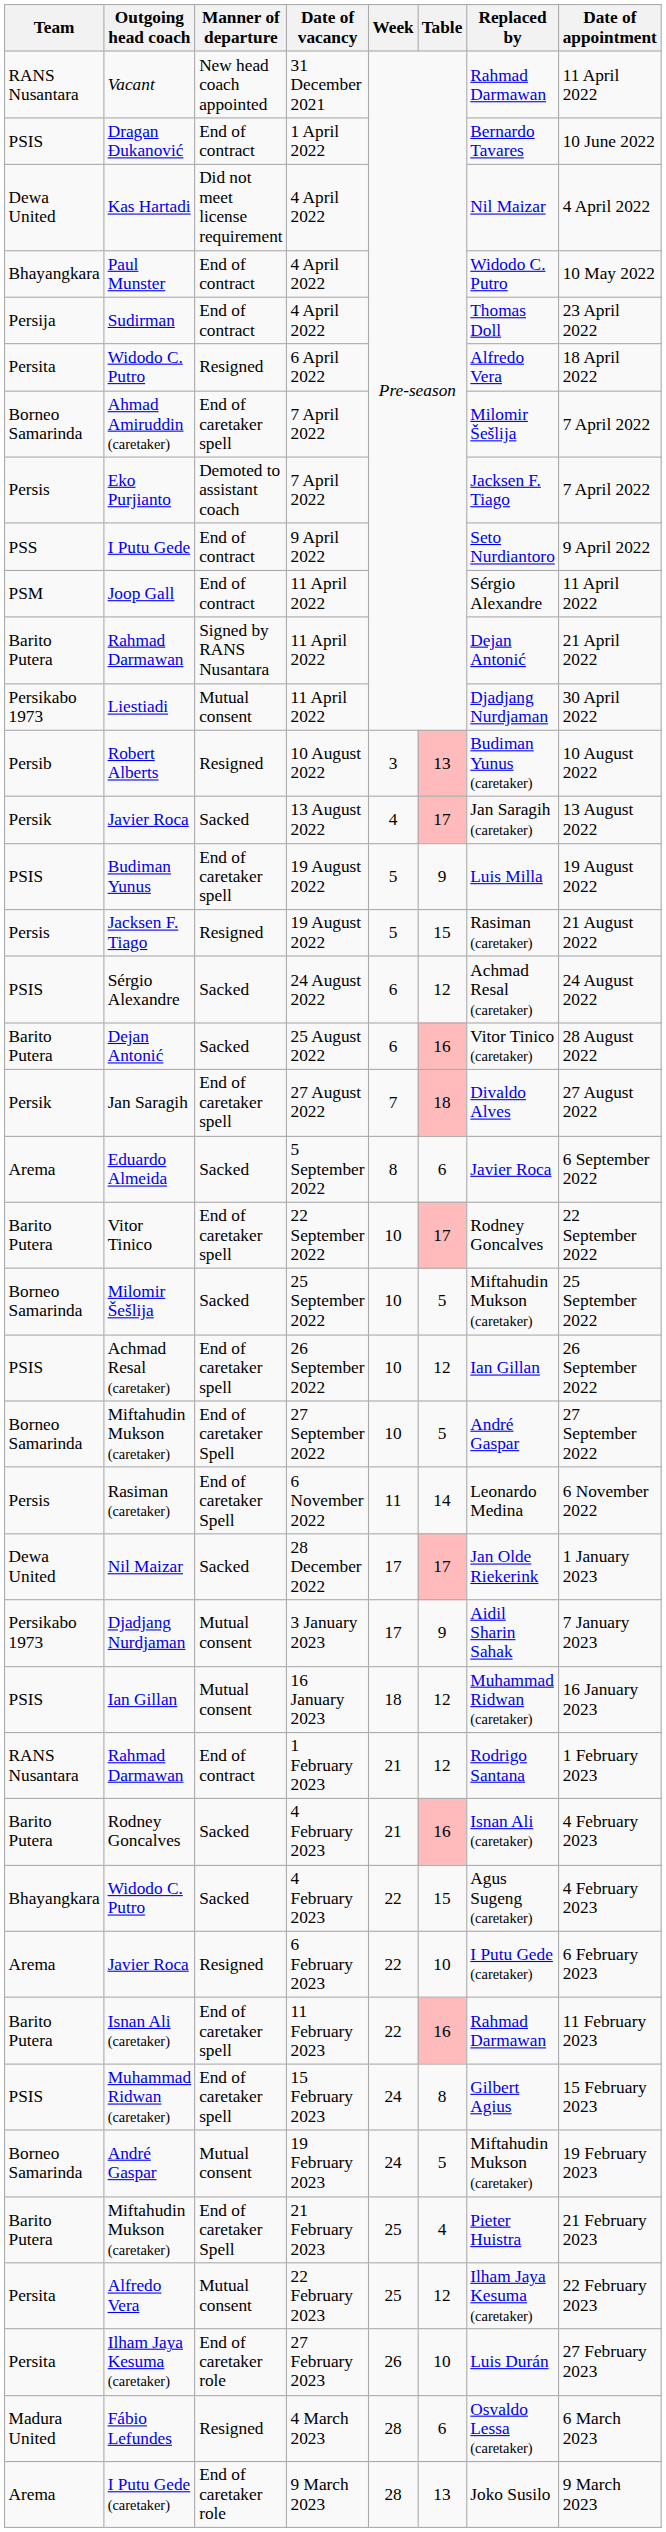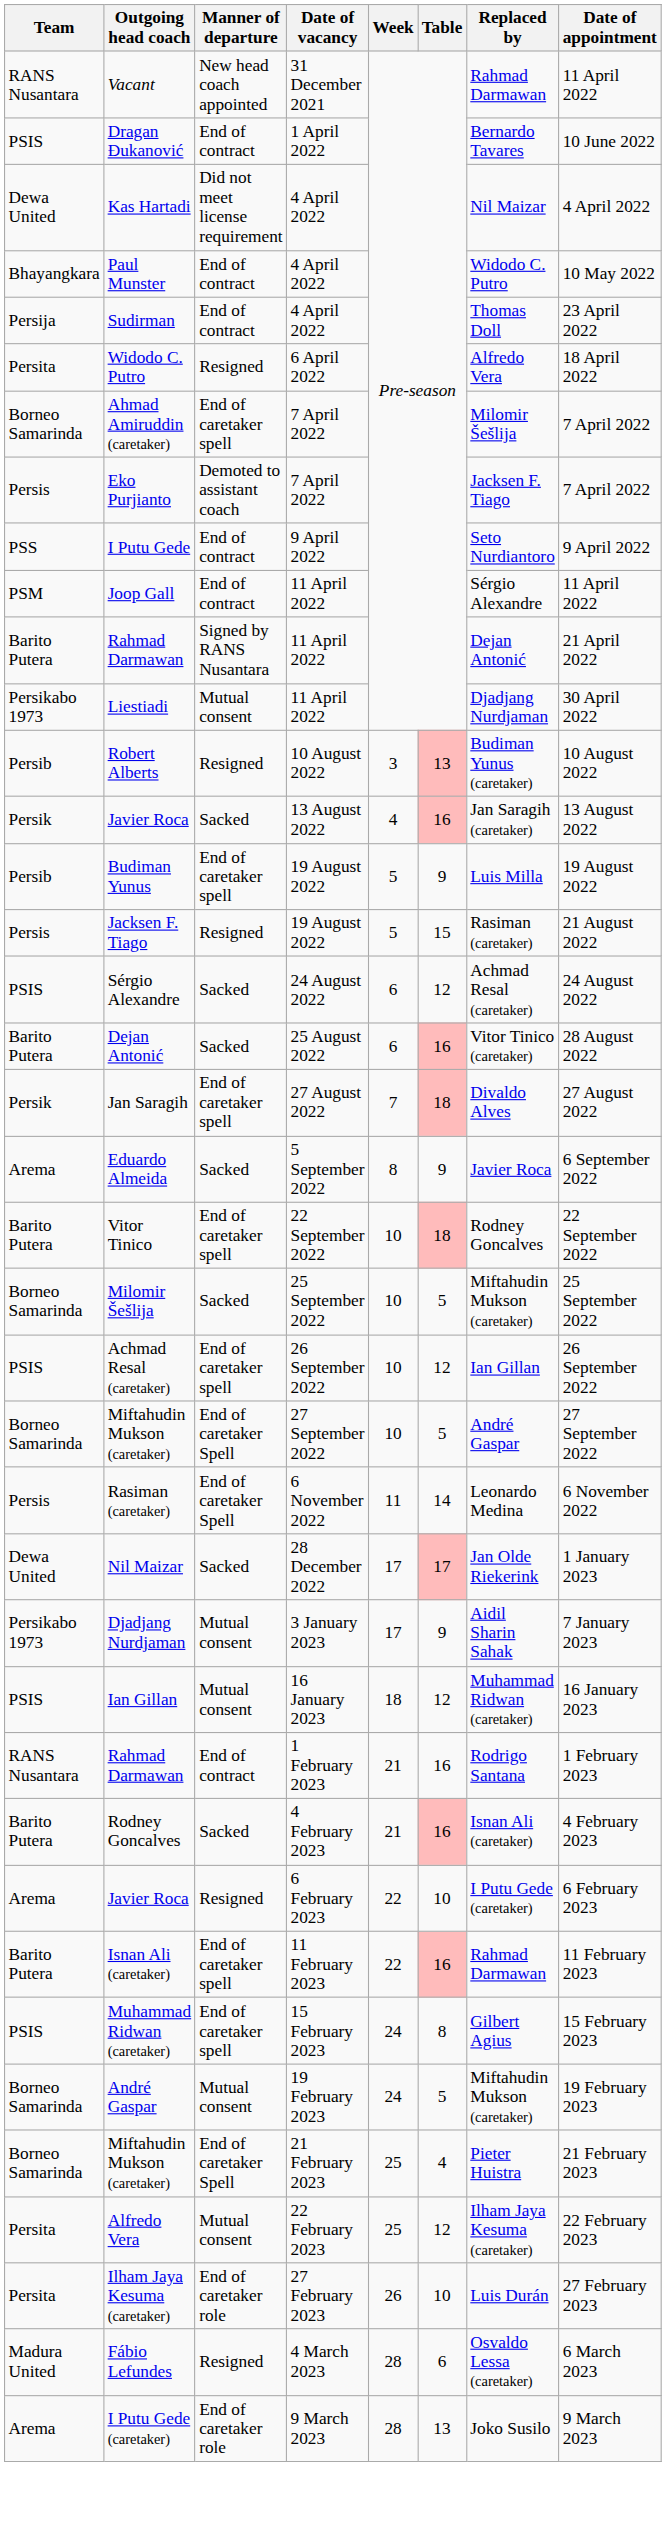(442, 819) 17 -> (442, 819) 16
(26, 876) PSIS -> (30, 876) Persib
(442, 1168) 6 -> (442, 1168) 9
(442, 1235) 17 -> (442, 1235) 18
(442, 1765) 12 -> (442, 1765) 16
- row: (145, 1898)
(31, 2229) Barito Putera -> (45, 2163) Borneo Samarinda
